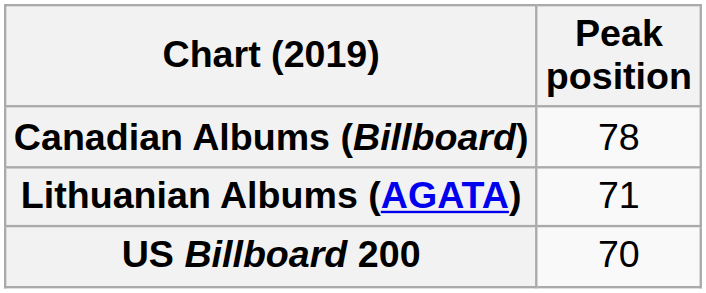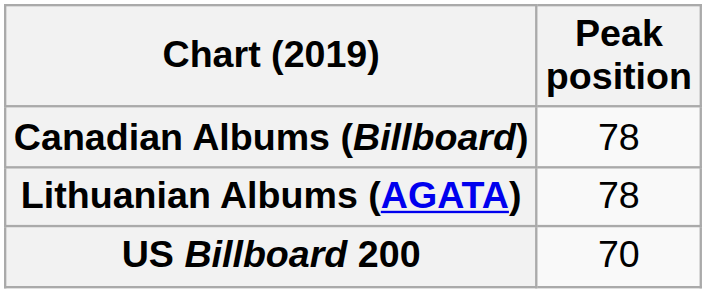(619, 195) 71 -> (619, 195) 78
